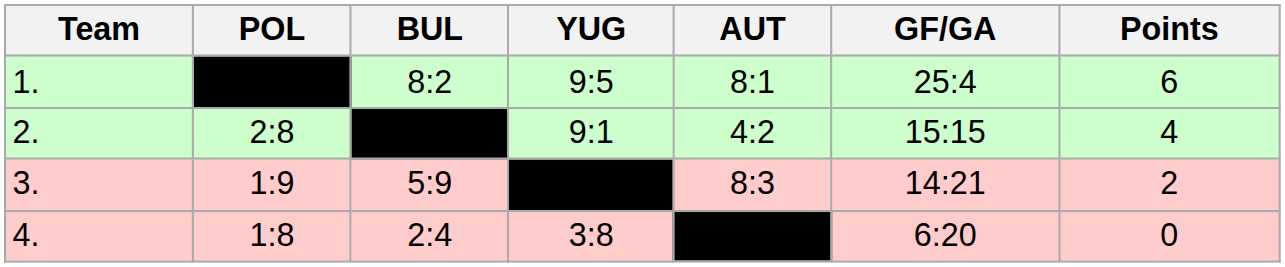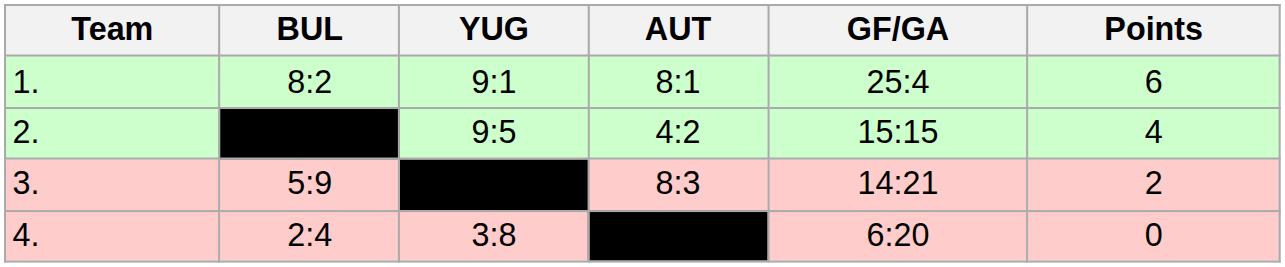- column: (272, 30)
(591, 81) 9:5 -> (494, 81) 9:1
(591, 132) 9:1 -> (494, 132) 9:5
